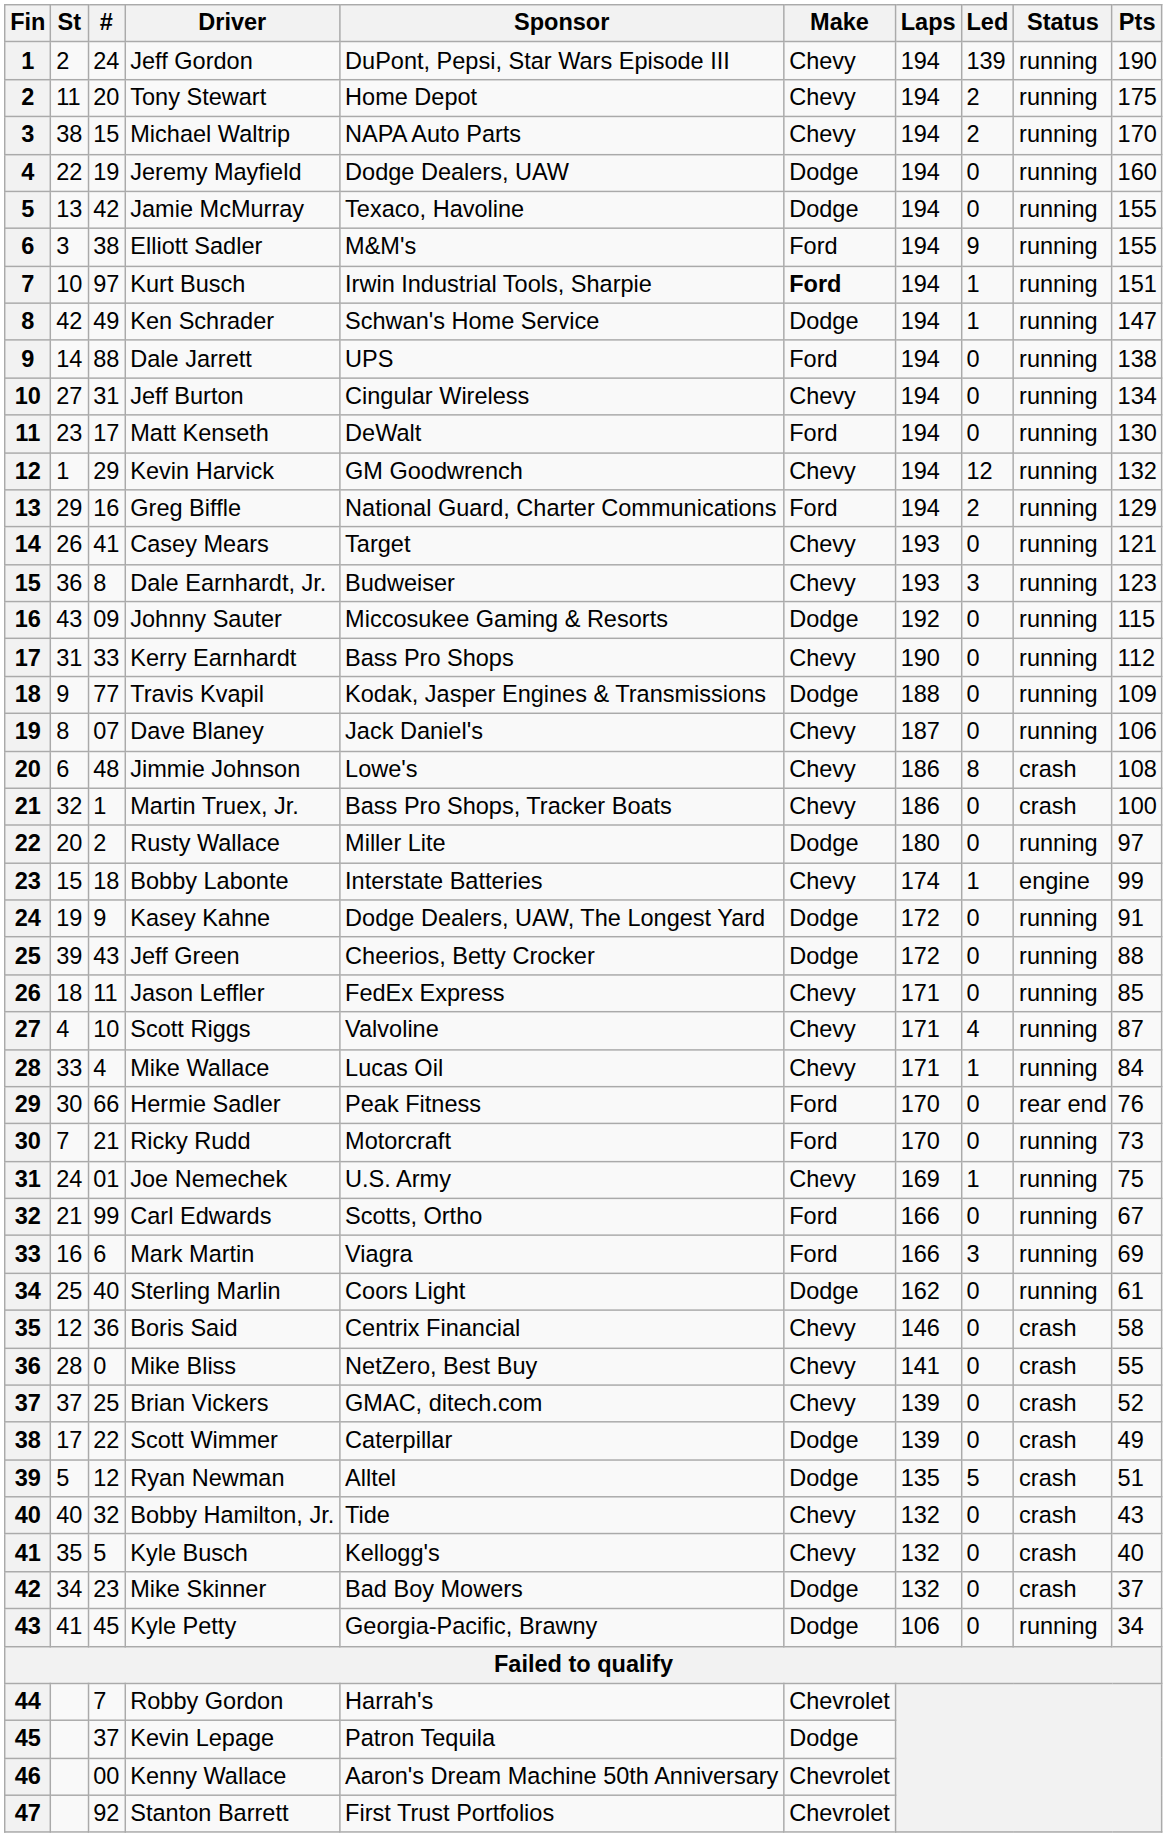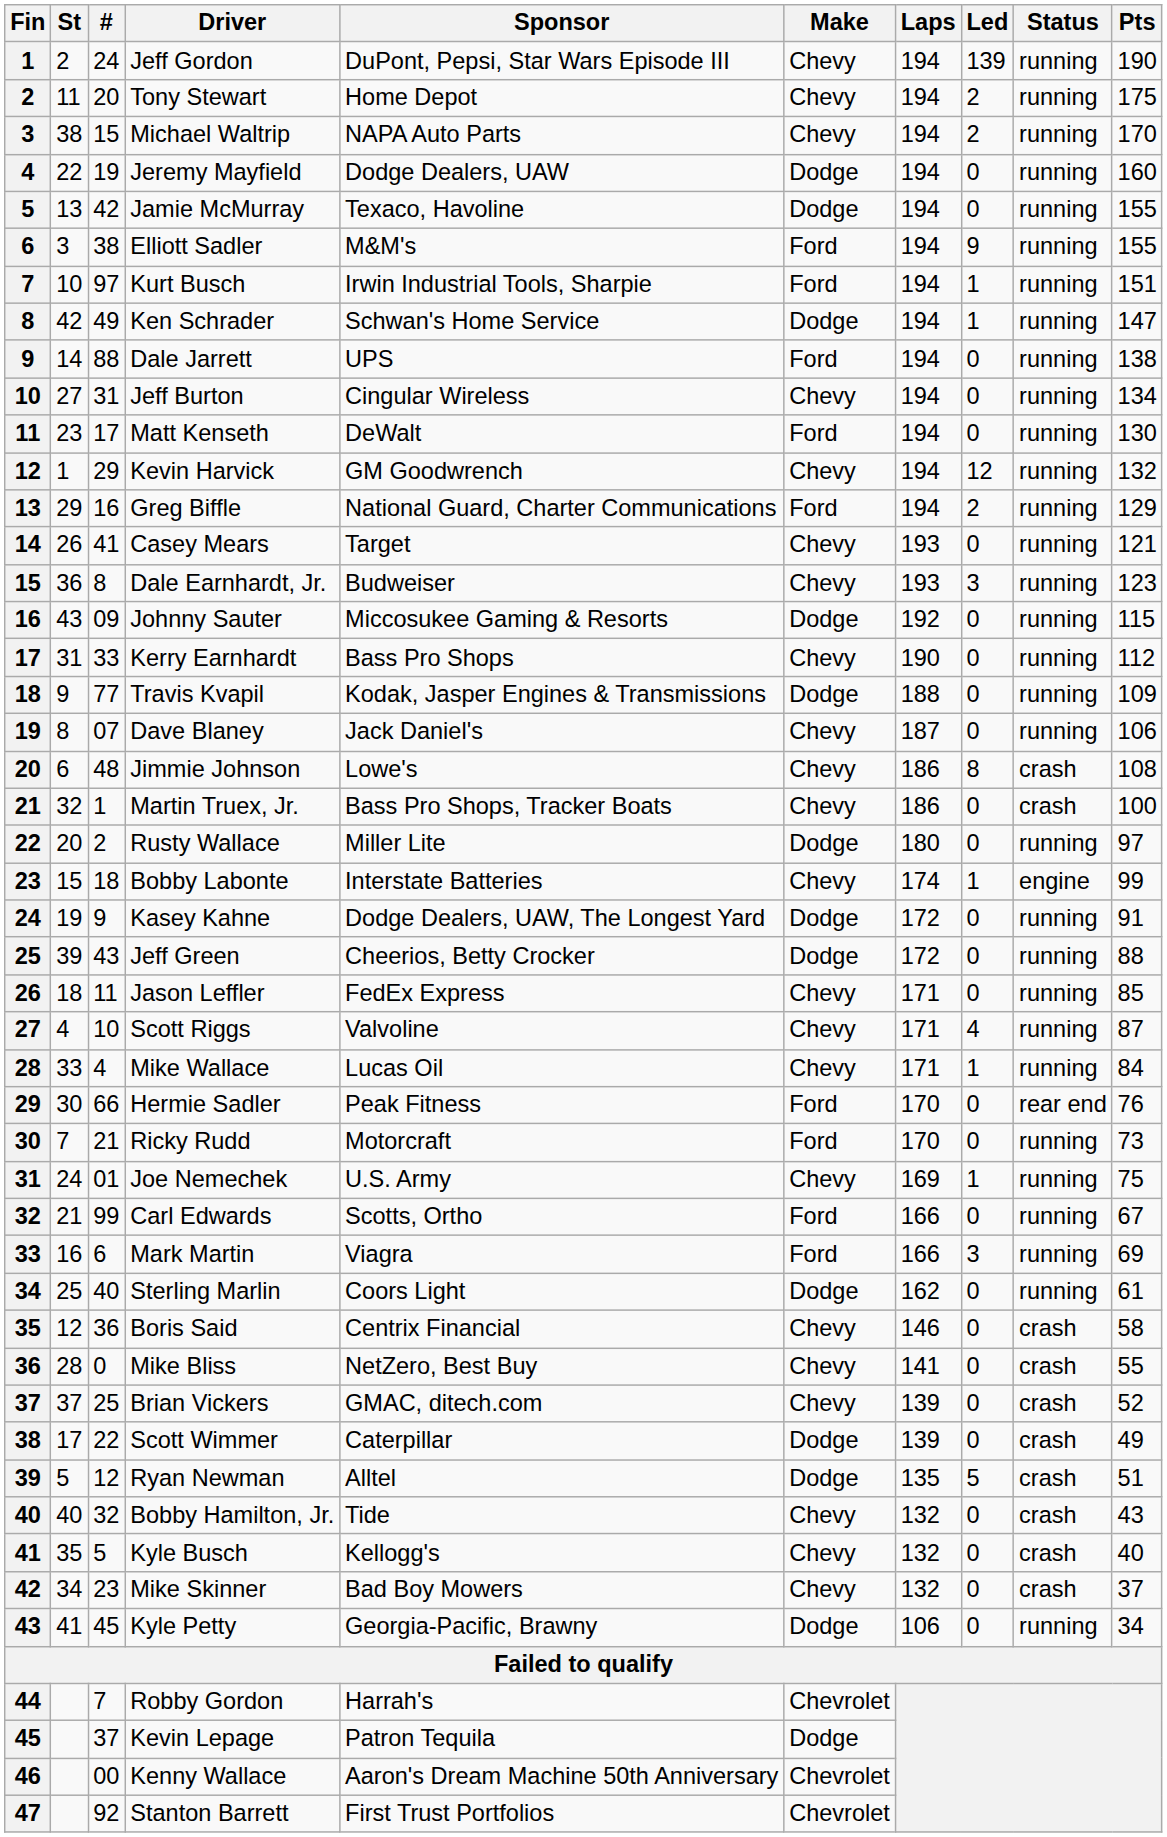(815, 284) bold -> (813, 284) normal
(824, 1589) Dodge -> (823, 1589) Chevy
